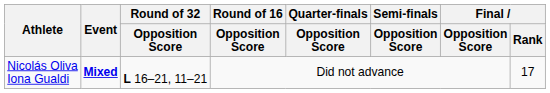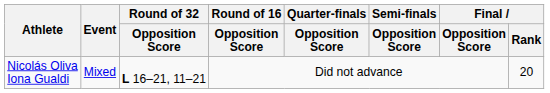(101, 73) bold -> (100, 73) normal
(528, 73) 17 -> (526, 73) 20
